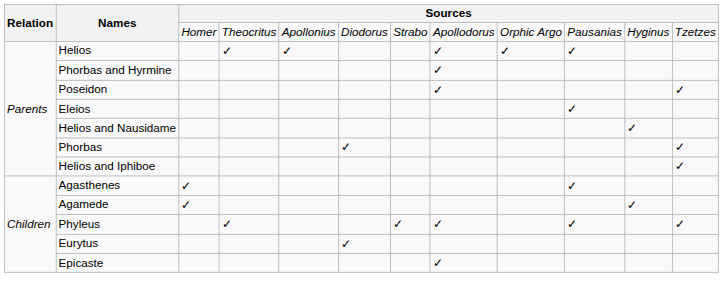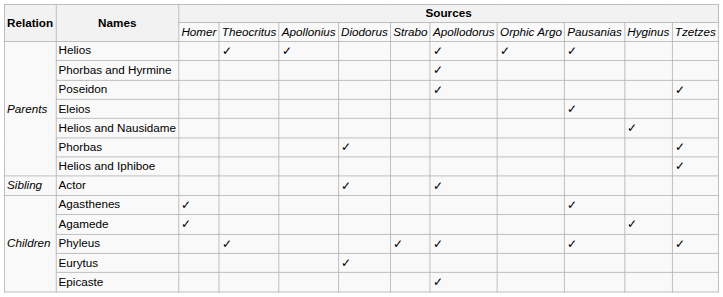+ row: (72, 185)
